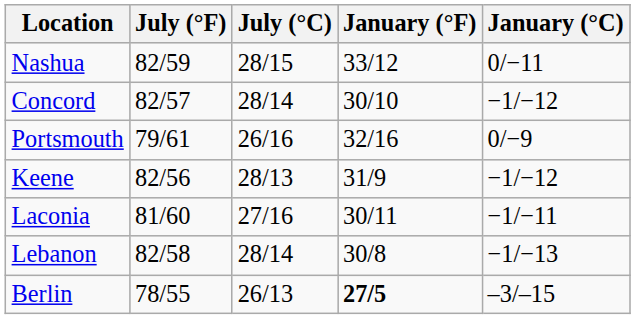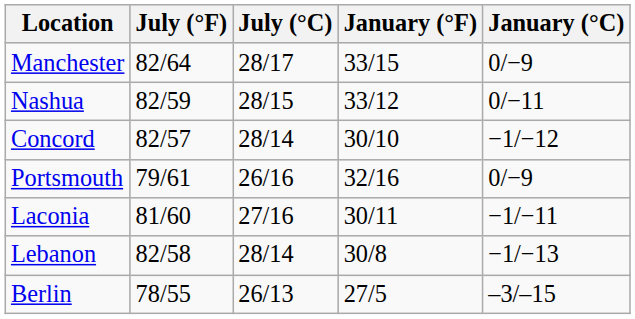+ row: (68, 62)
- row: (43, 178)
(365, 293) bold -> (365, 293) normal
